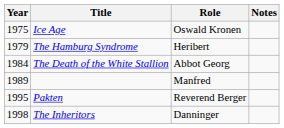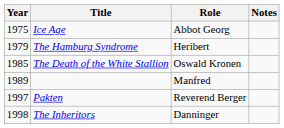(207, 30) Oswald Kronen -> (202, 30) Abbot Georg
(18, 64) 1984 -> (18, 64) 1985
(202, 64) Abbot Georg -> (207, 64) Oswald Kronen
(18, 98) 1995 -> (18, 98) 1997
